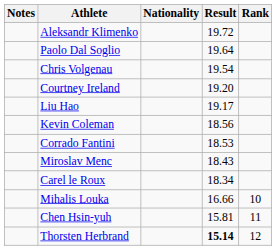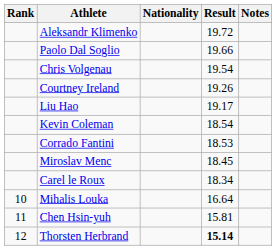columns swapped: (255, 13) <-> (21, 13)
(220, 50) 19.64 -> (220, 50) 19.66
(220, 87) 19.20 -> (220, 87) 19.26
(220, 124) 18.56 -> (220, 124) 18.54
(220, 161) 18.43 -> (220, 161) 18.45
(220, 198) 16.66 -> (220, 198) 16.64
